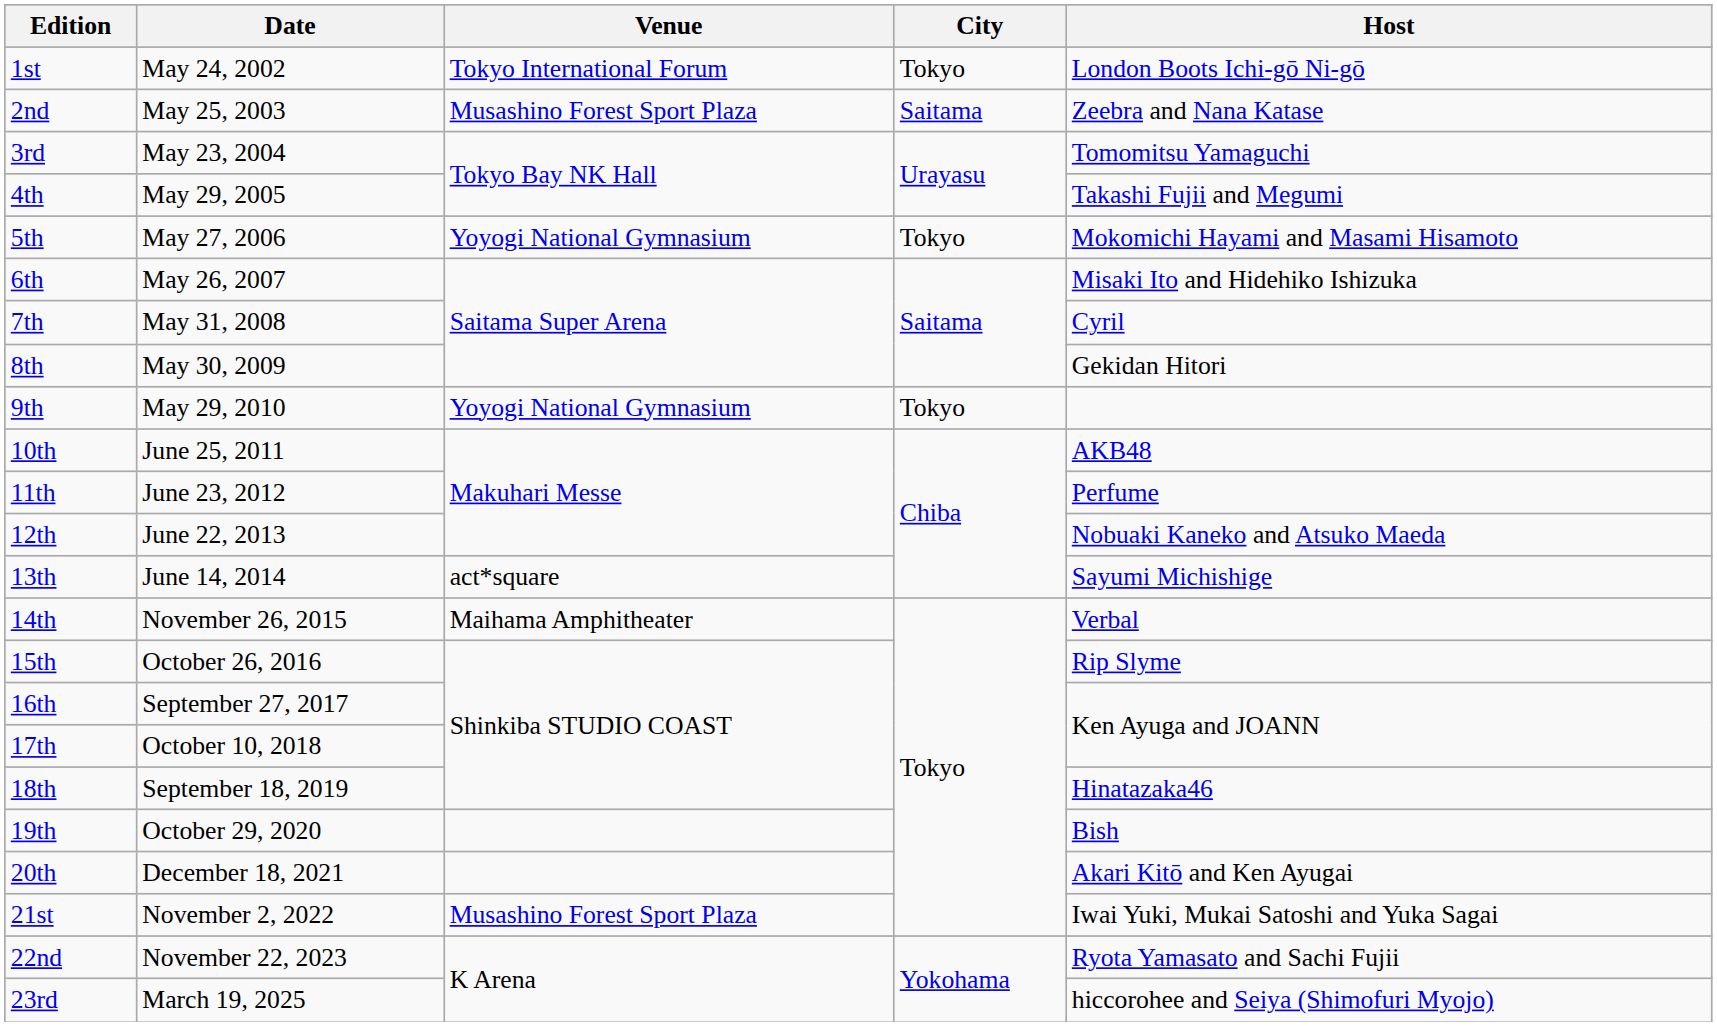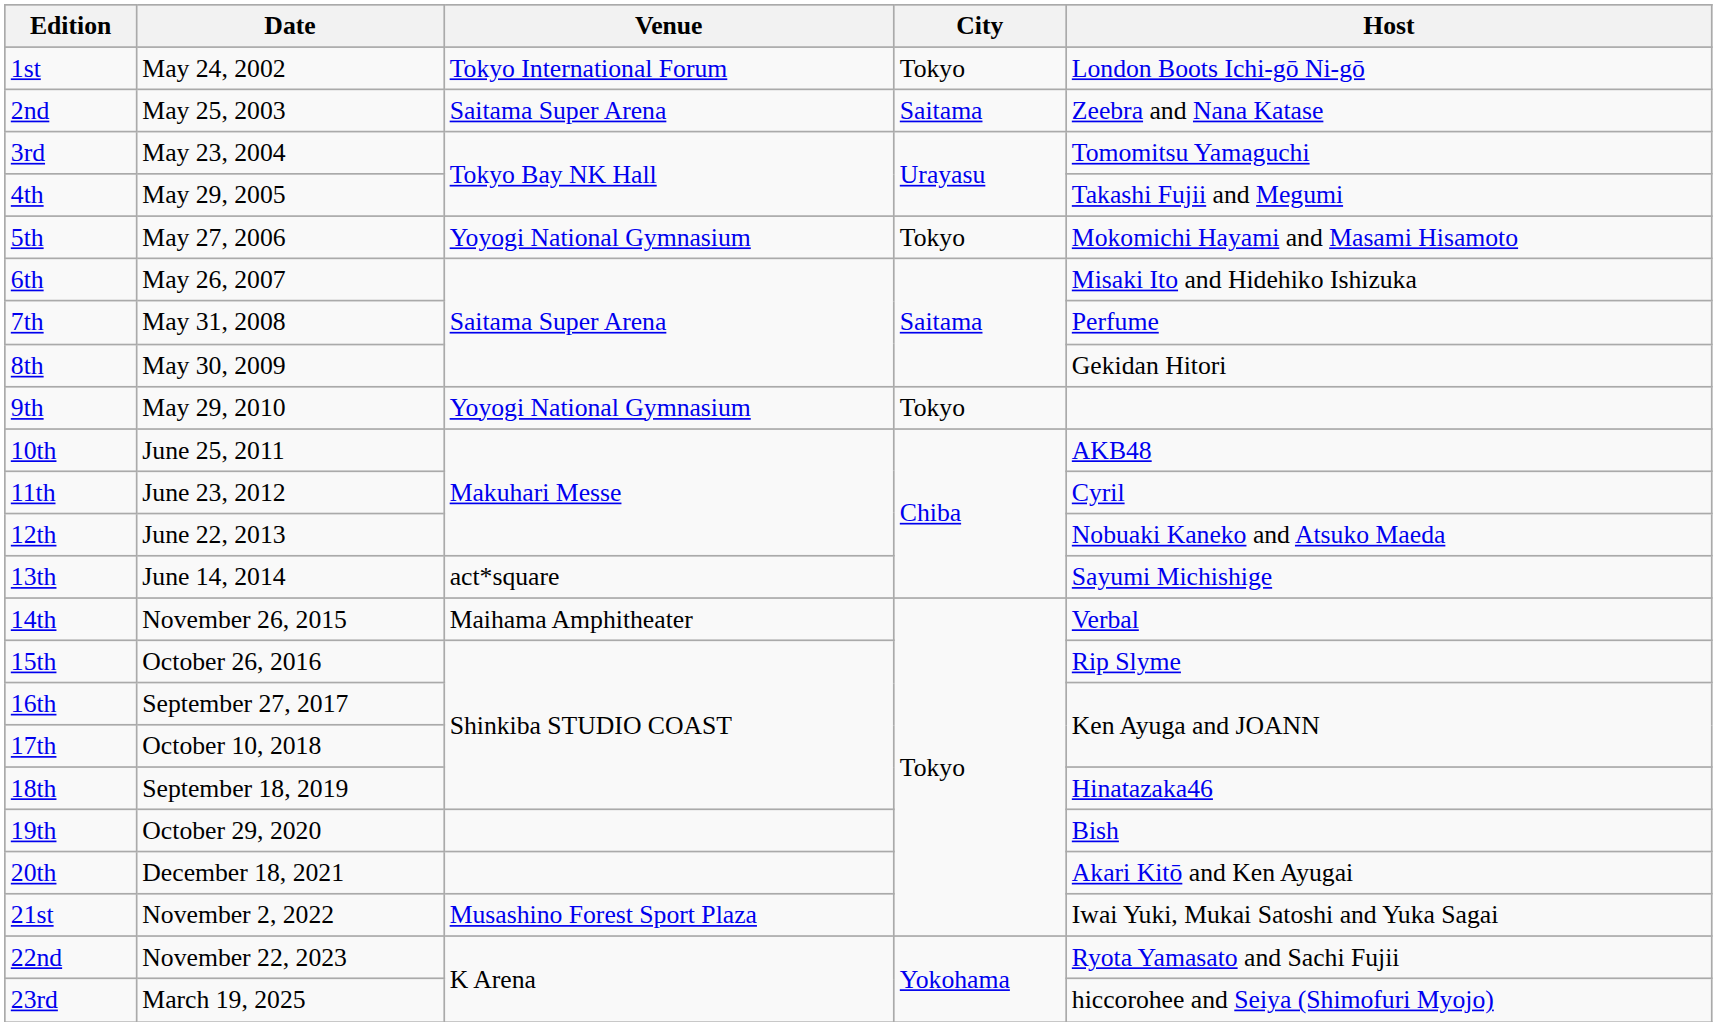(603, 110) Musashino Forest Sport Plaza -> (558, 110) Saitama Super Arena
(1098, 322) Cyril -> (1115, 322) Perfume
(1115, 491) Perfume -> (1098, 491) Cyril
